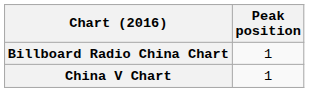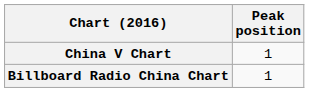rows swapped: (118, 76) <-> (118, 54)
